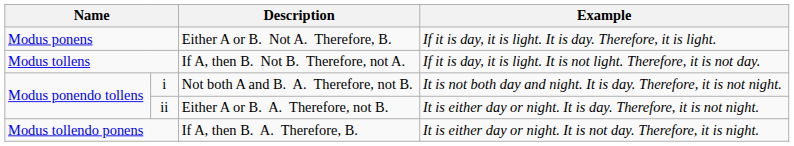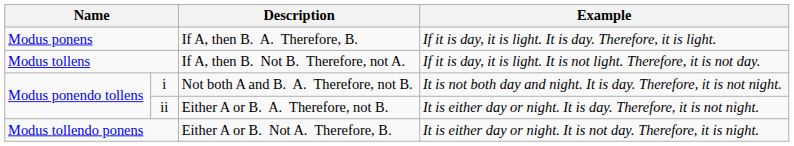(287, 38) Either A or B. Not A. Therefore, B. -> (270, 38) If A, then B. A. Therefore, B.
(270, 130) If A, then B. A. Therefore, B. -> (287, 130) Either A or B. Not A. Therefore, B.
